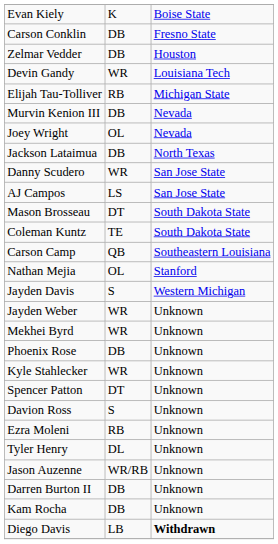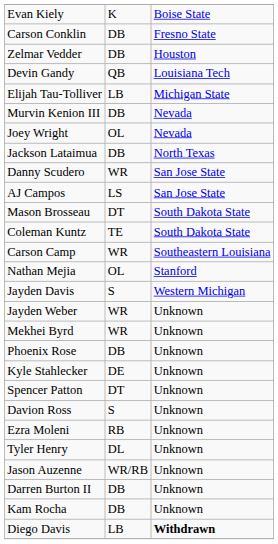(118, 73) WR -> (116, 73) QB
(116, 93) RB -> (116, 93) LB
(116, 251) QB -> (118, 251) WR
(118, 370) WR -> (116, 370) DE
